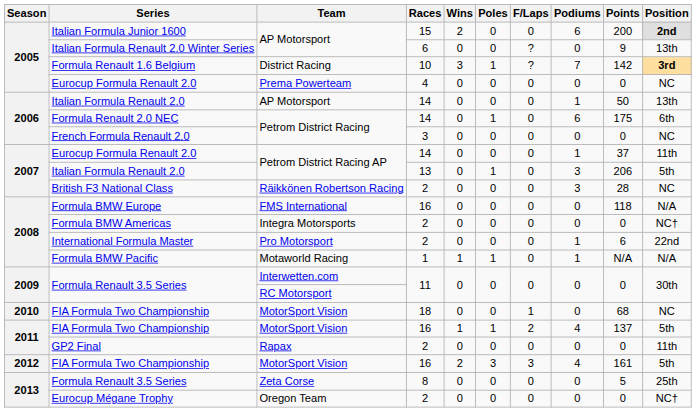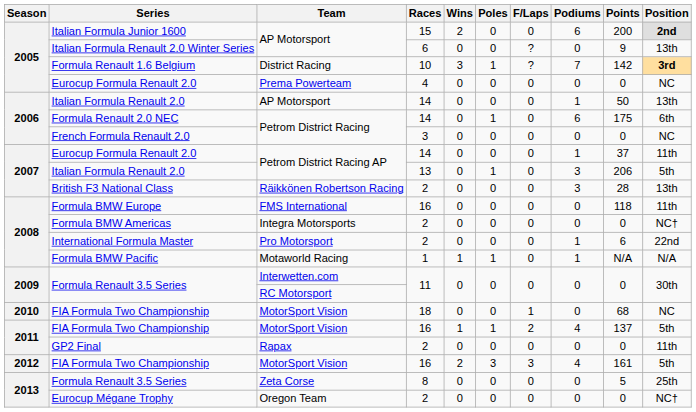(667, 189) NC -> (667, 189) 13th
(667, 206) N/A -> (667, 206) 11th
